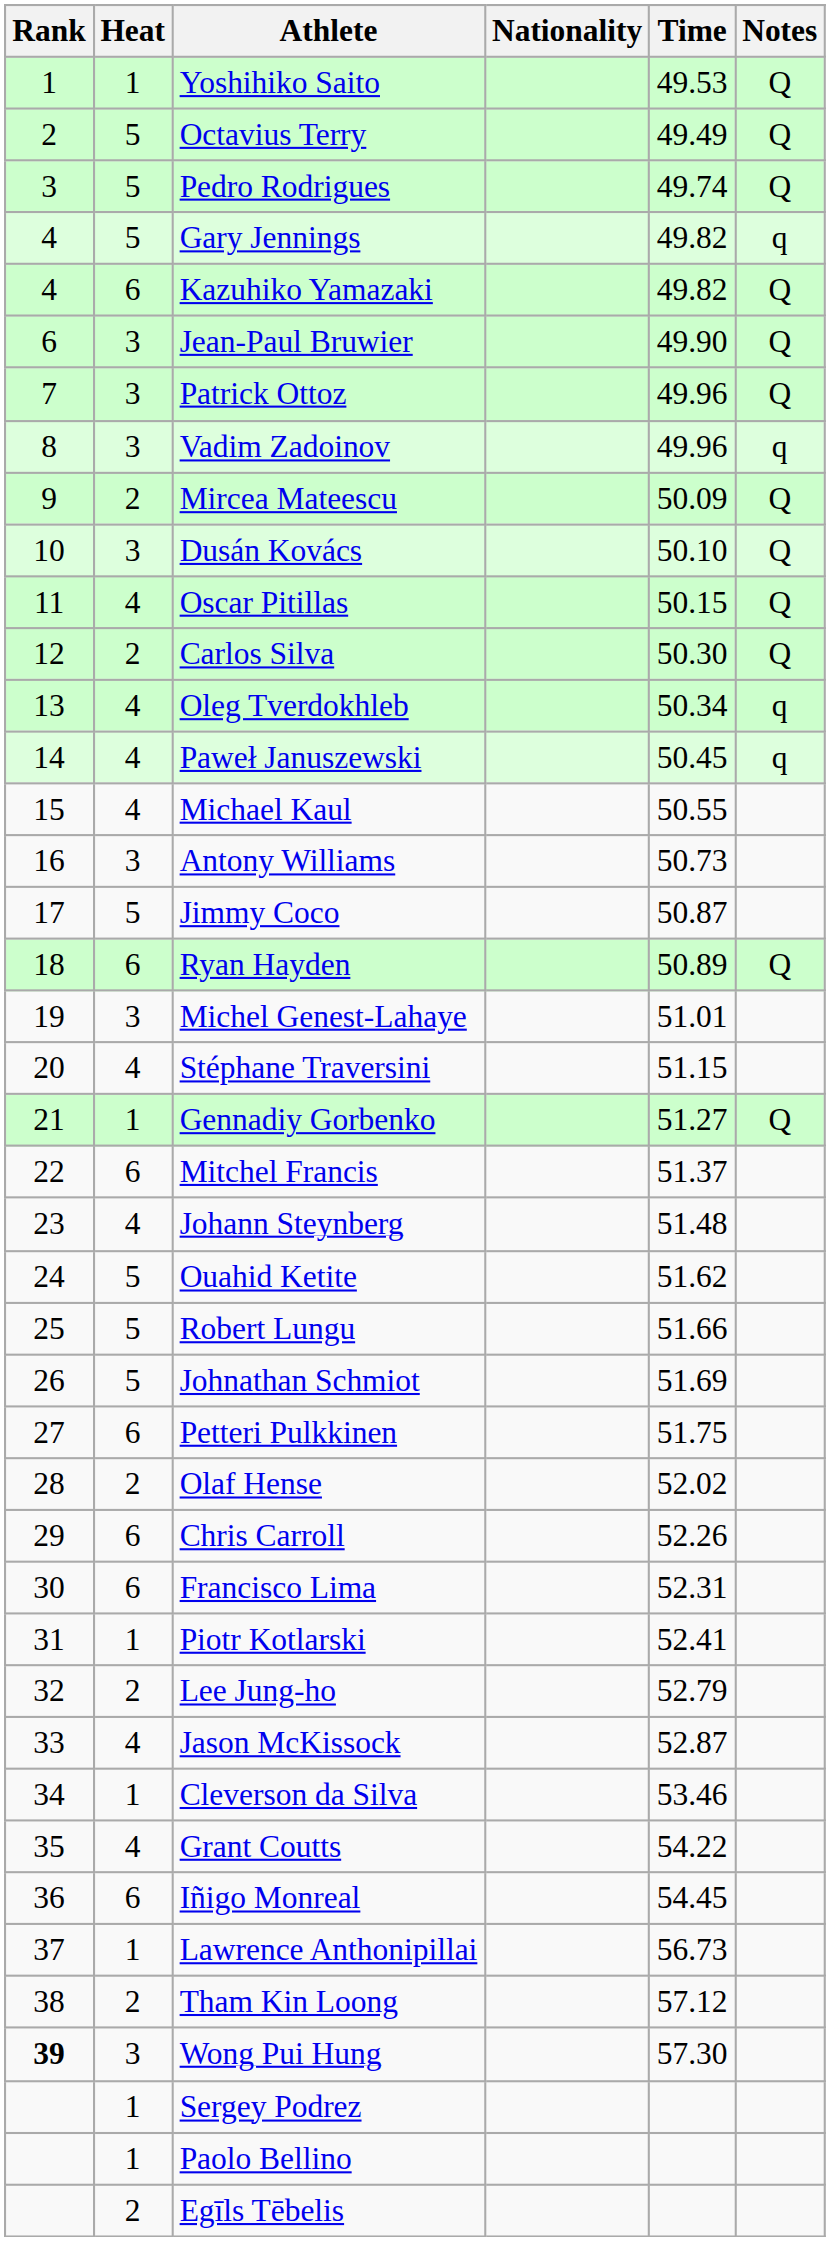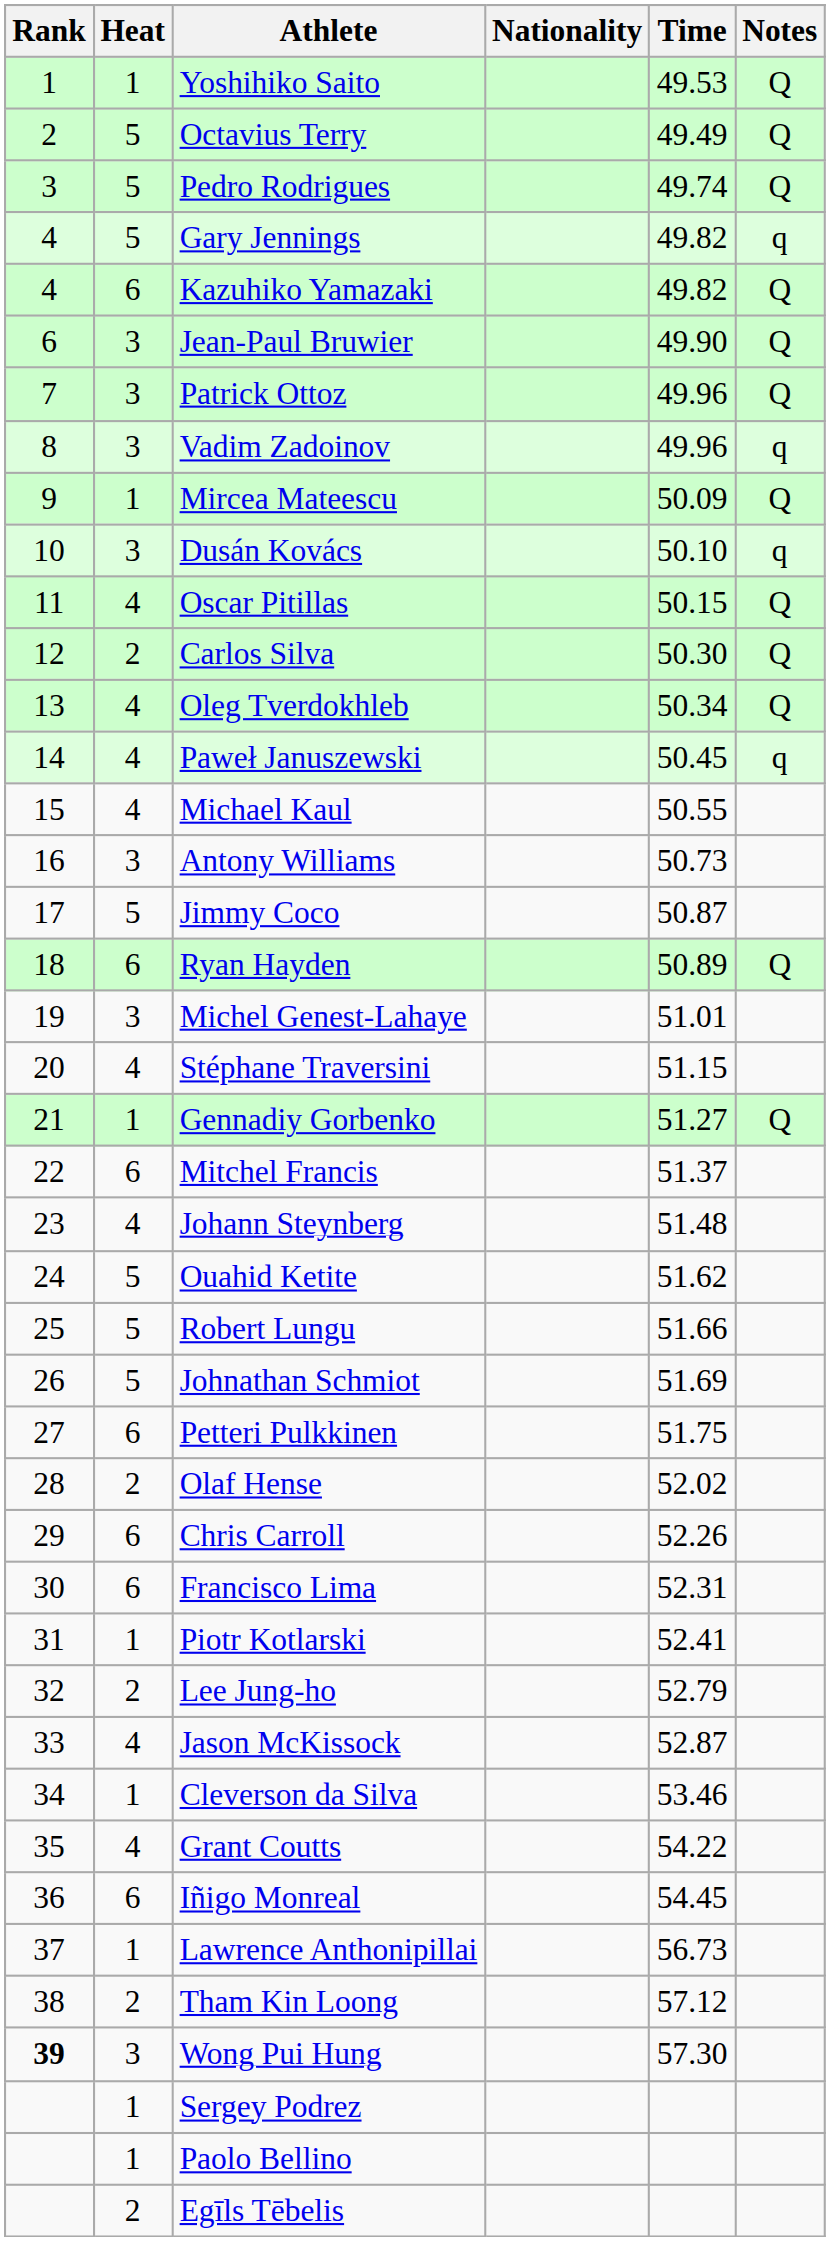(133, 497) 2 -> (133, 497) 1
(780, 549) Q -> (780, 549) q
(780, 705) q -> (780, 705) Q
